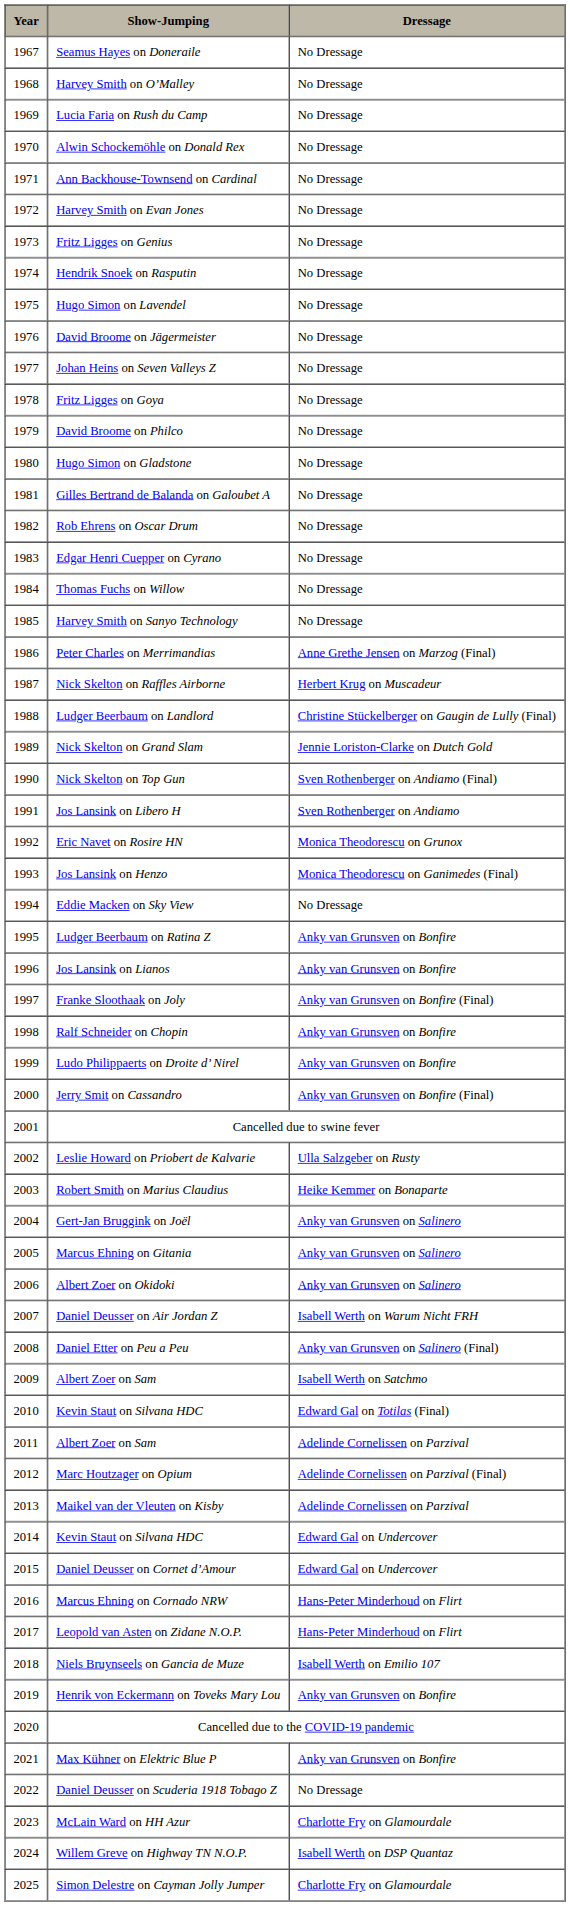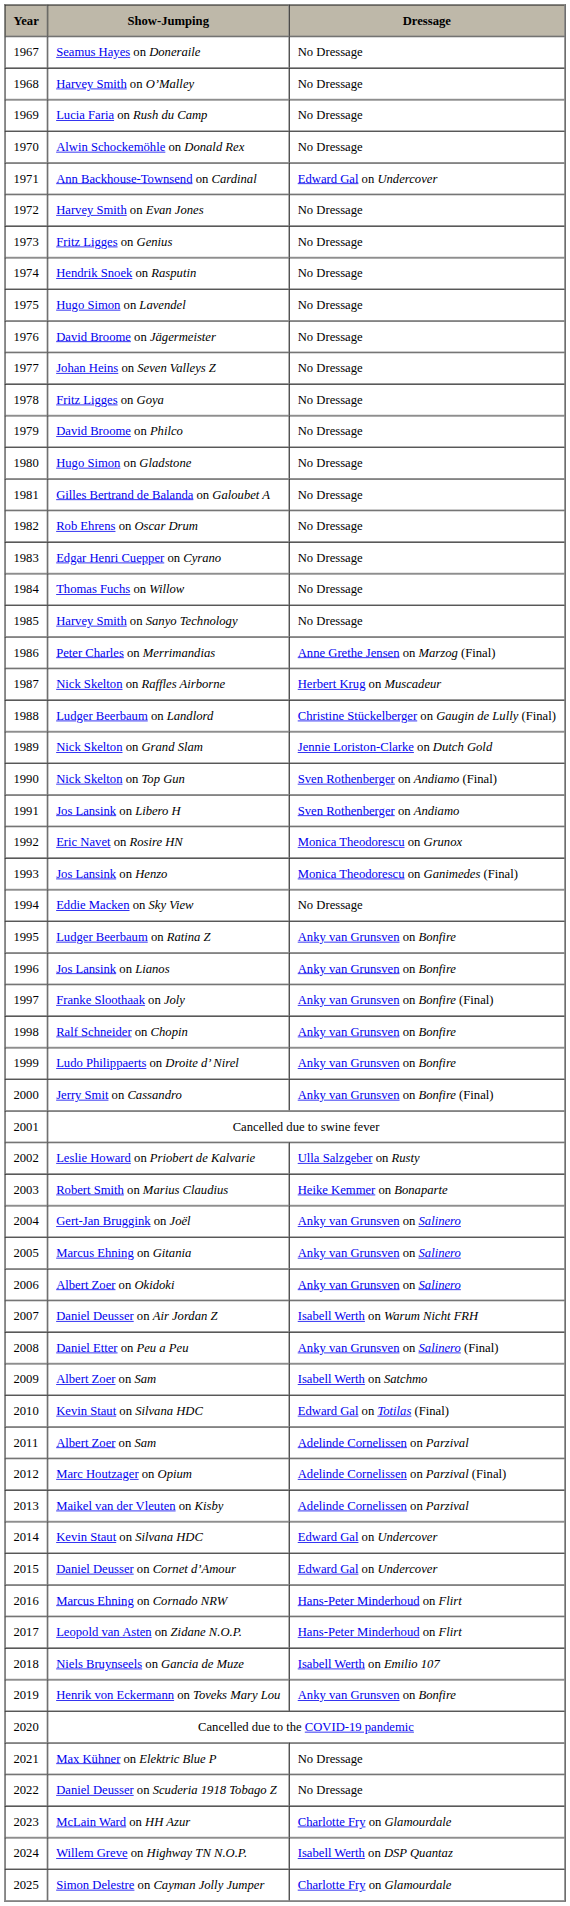(330, 178) No Dressage -> (368, 178) Edward Gal on Undercover
(377, 1758) Anky van Grunsven on Bonfire -> (330, 1758) No Dressage
